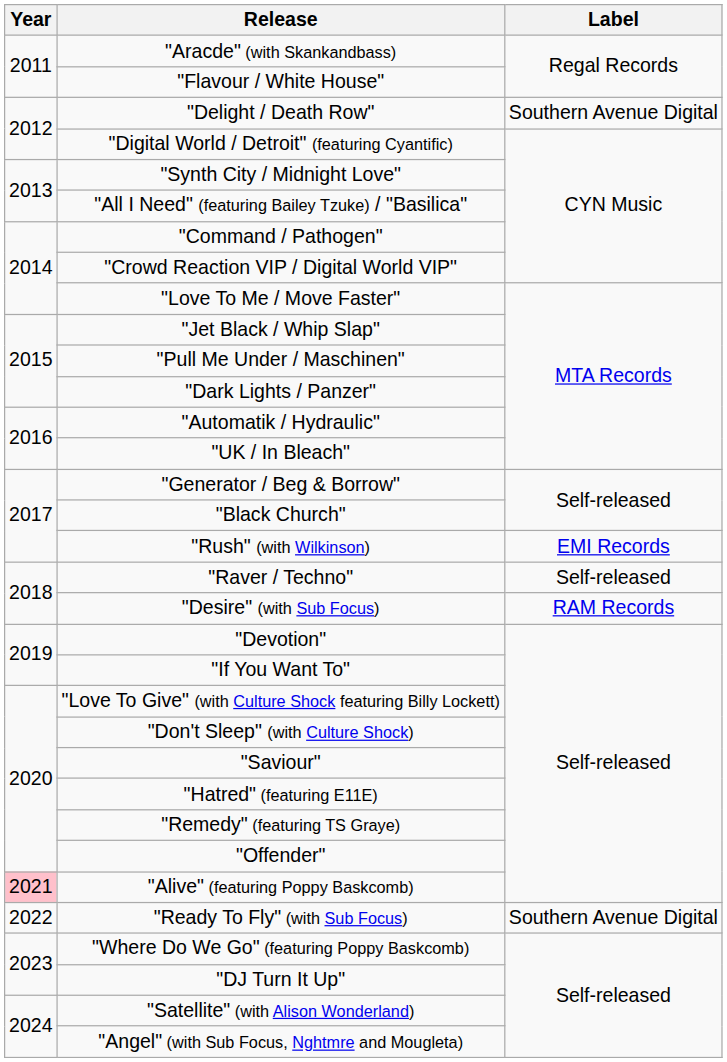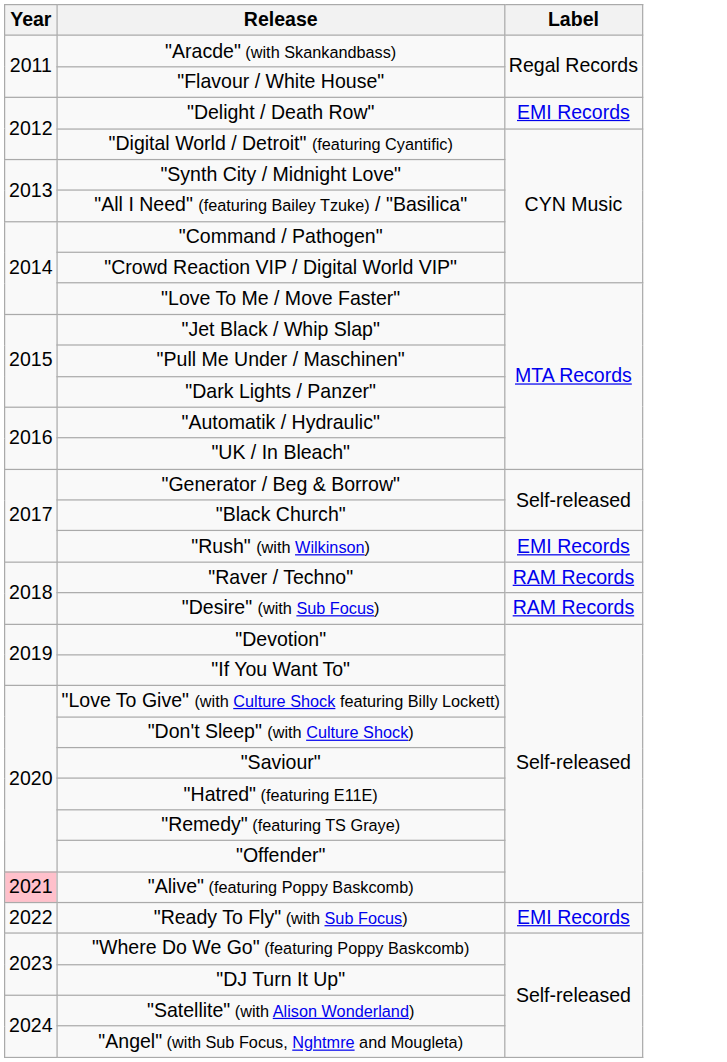(613, 112) Southern Avenue Digital -> (573, 112) EMI Records
(613, 577) Self-released -> (573, 577) RAM Records
(613, 917) Southern Avenue Digital -> (573, 917) EMI Records
